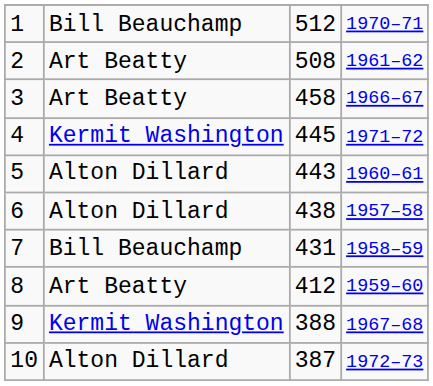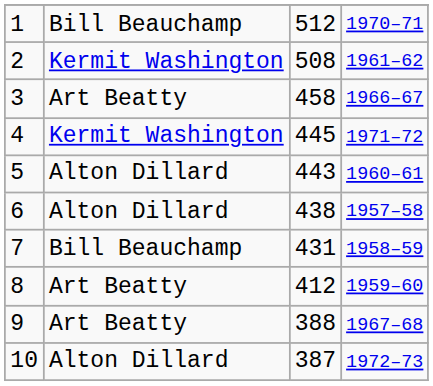(118, 61) Art Beatty -> (166, 61) Kermit Washington
(166, 324) Kermit Washington -> (118, 324) Art Beatty
